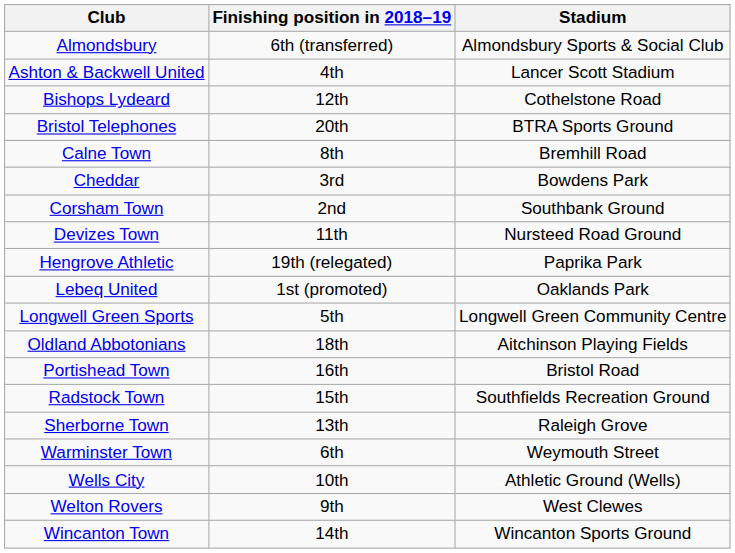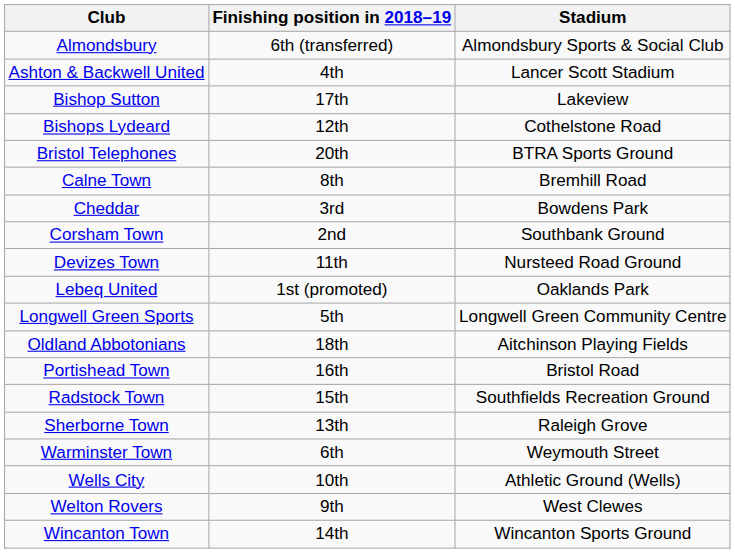+ row: (106, 99)
- row: (106, 262)
